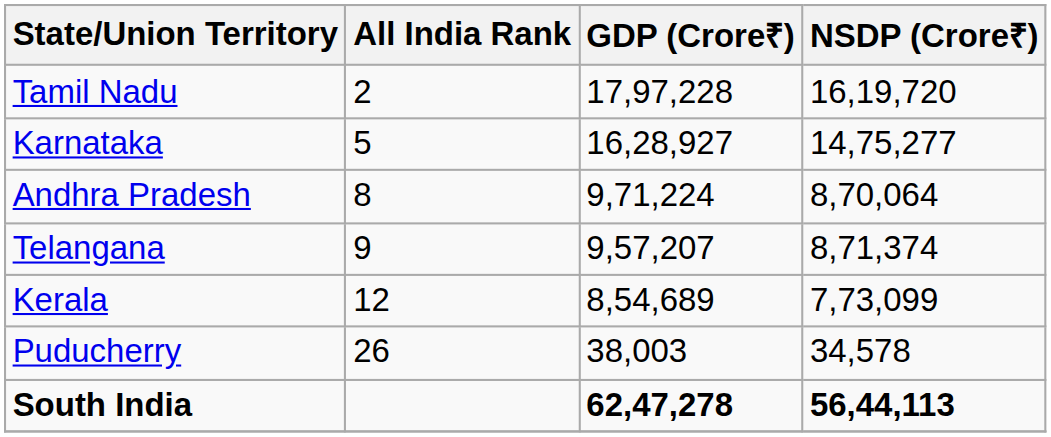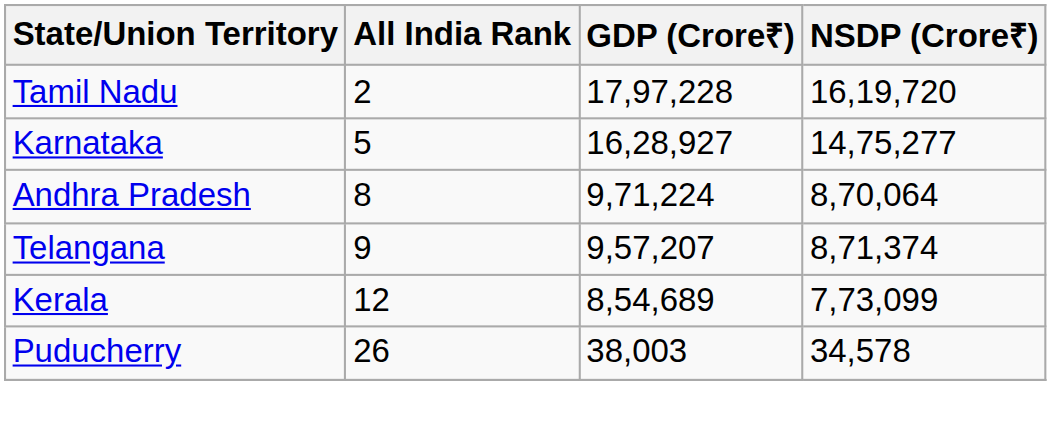- row: (102, 404)
